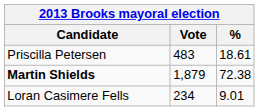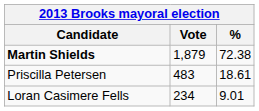rows swapped: (51, 75) <-> (57, 55)
